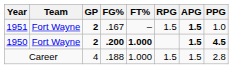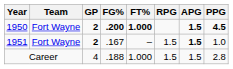rows swapped: (17, 42) <-> (17, 27)
